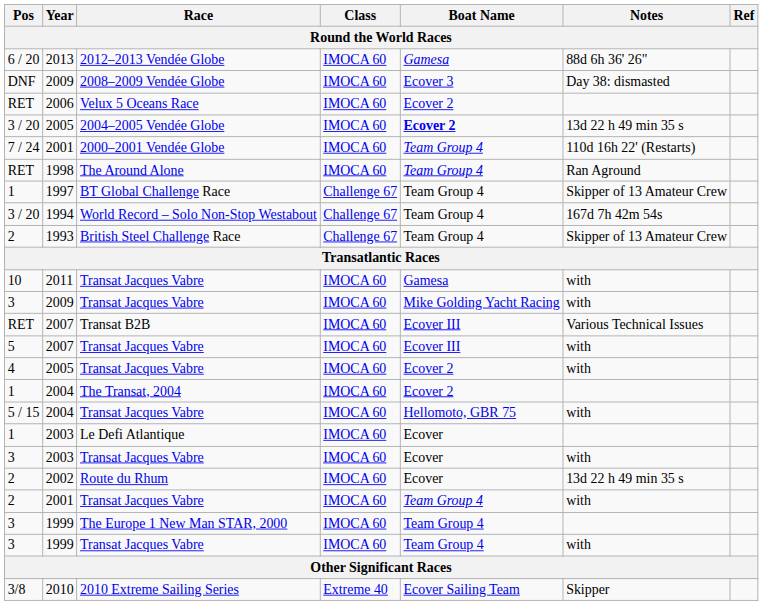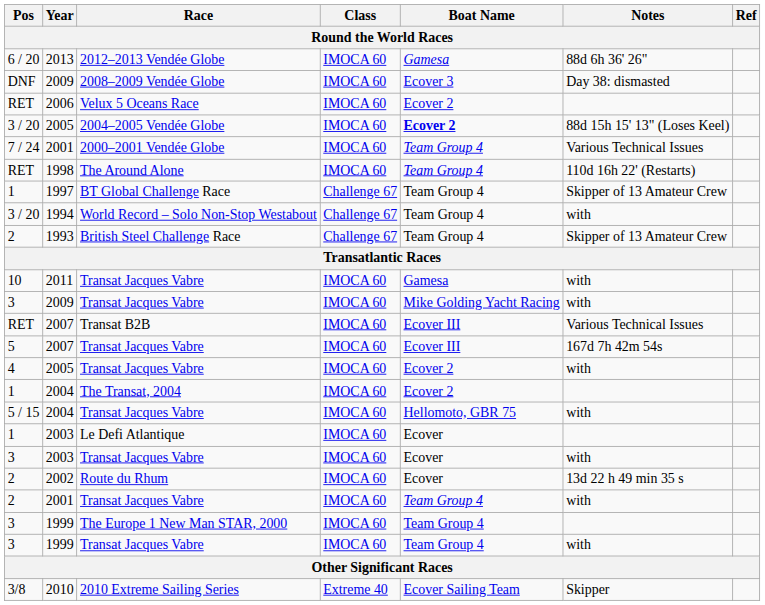(625, 125) 13d 22 h 49 min 35 s -> (648, 125) 88d 15h 15' 13" (Loses Keel)
(631, 147) 110d 16h 22' (Restarts) -> (635, 147) Various Technical Issues
(603, 170) Ran Aground -> (631, 170) 110d 16h 22' (Restarts)
(614, 214) 167d 7h 42m 54s -> (579, 214) with
(579, 346) with -> (614, 346) 167d 7h 42m 54s
